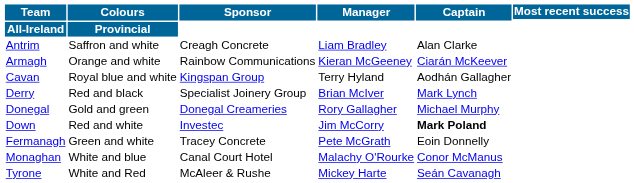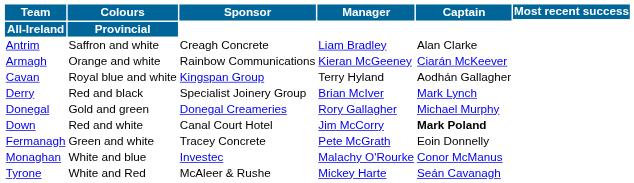(202, 125) Investec -> (226, 125) Canal Court Hotel
(226, 157) Canal Court Hotel -> (202, 157) Investec
